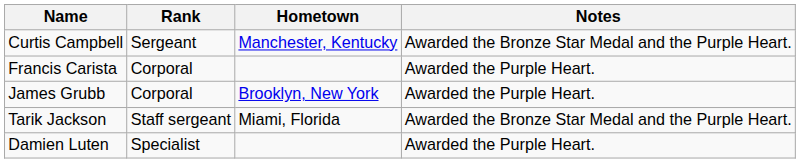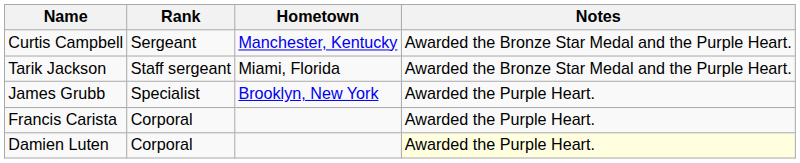rows swapped: (63, 68) <-> (57, 119)
(162, 94) Corporal -> (165, 94) Specialist
(165, 145) Specialist -> (162, 145) Corporal
(500, 145) no background -> (500, 145) lightyellow background
